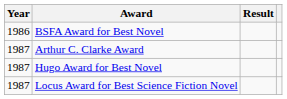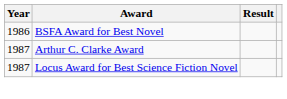- row: (98, 67)
